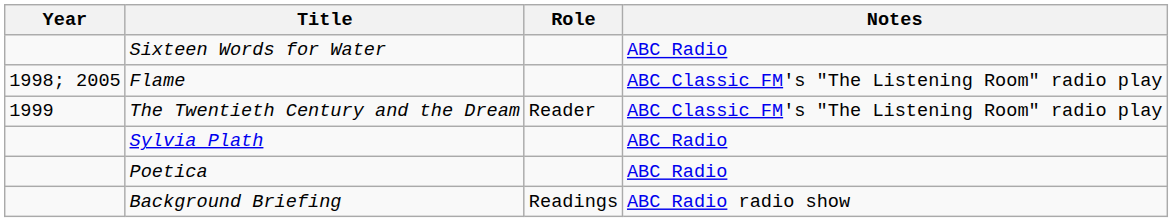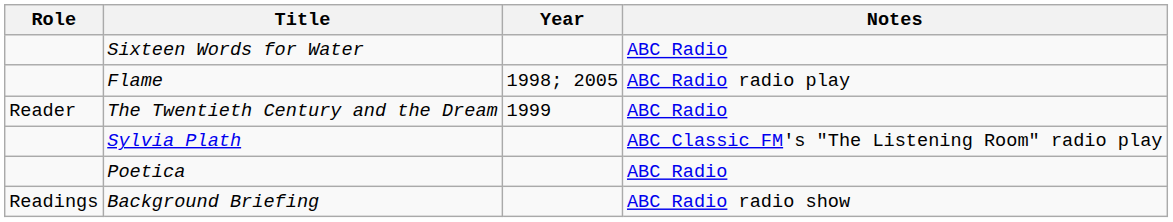columns swapped: (65, 20) <-> (573, 20)
(895, 80) ABC Classic FM's "The Listening Room" radio play -> (739, 80) ABC Radio radio play
(895, 111) ABC Classic FM's "The Listening Room" radio play -> (677, 111) ABC Radio
(677, 141) ABC Radio -> (895, 141) ABC Classic FM's "The Listening Room" radio play
